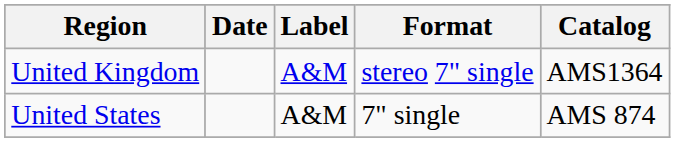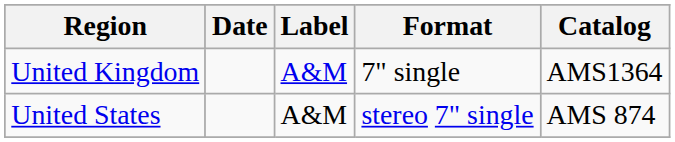(448, 70) stereo 7" single -> (411, 70) 7" single
(411, 114) 7" single -> (448, 114) stereo 7" single
